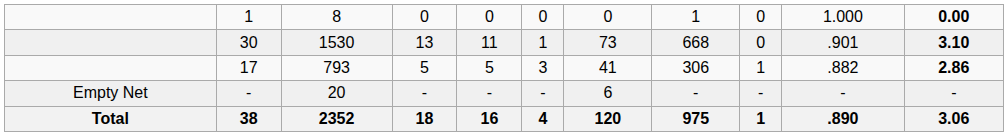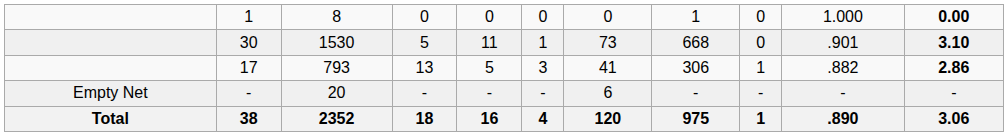(424, 42) 13 -> (424, 42) 5
(424, 67) 5 -> (424, 67) 13
